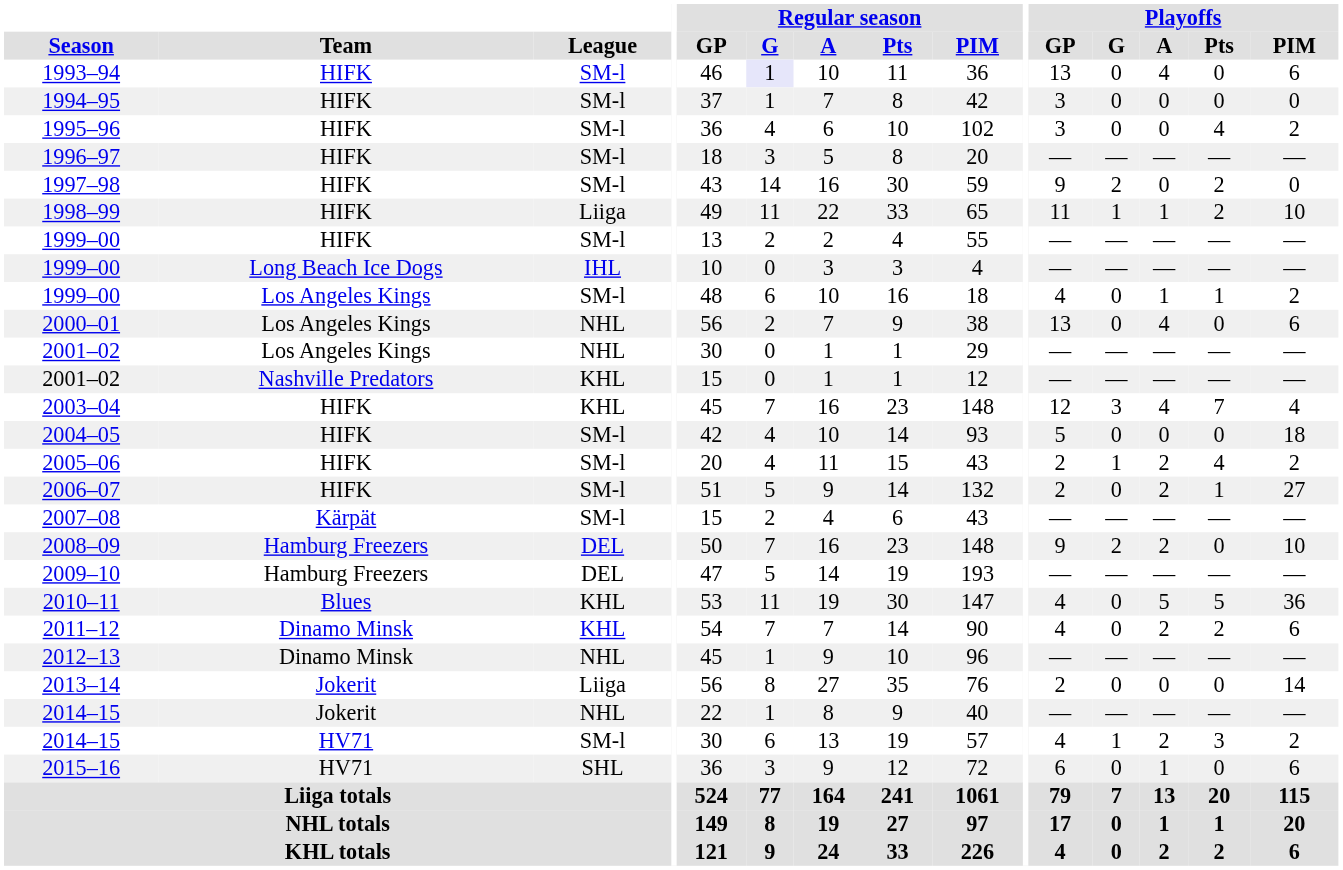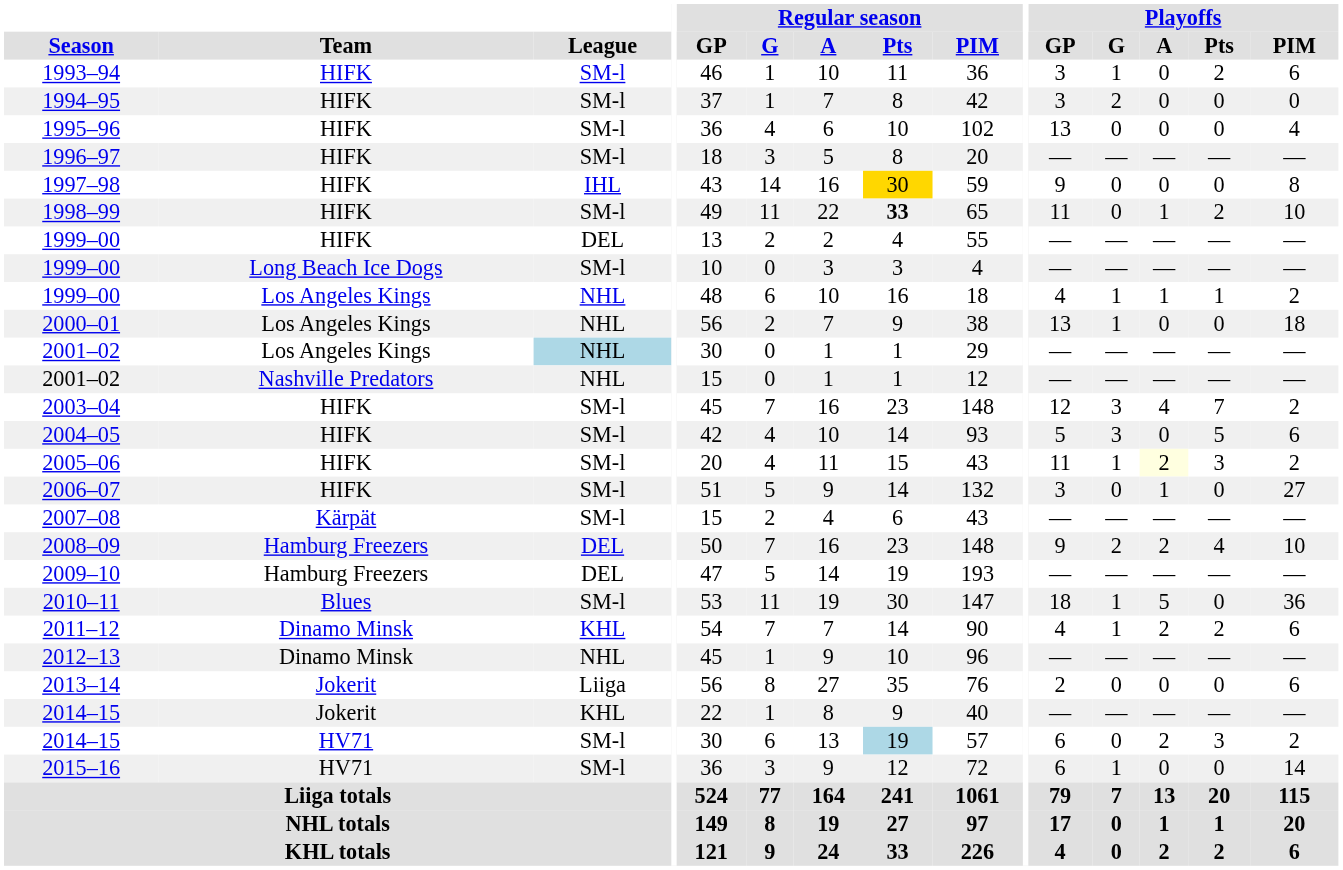(770, 73) lavender background -> (770, 73) no background
(1060, 73) 13 -> (1060, 73) 3
(1116, 73) 0 -> (1116, 73) 1
(1164, 73) 4 -> (1164, 73) 0
(1219, 73) 0 -> (1219, 73) 2
(1116, 101) 0 -> (1116, 101) 2
(1060, 128) 3 -> (1060, 128) 13
(1219, 128) 4 -> (1219, 128) 0
(1294, 128) 2 -> (1294, 128) 4
(603, 184) SM-l -> (603, 184) IHL
(898, 184) no background -> (898, 184) gold background
(1116, 184) 2 -> (1116, 184) 0
(1219, 184) 2 -> (1219, 184) 0
(1294, 184) 0 -> (1294, 184) 8
(603, 212) Liiga -> (603, 212) SM-l
(898, 212) normal -> (898, 212) bold
(1116, 212) 1 -> (1116, 212) 0
(603, 240) SM-l -> (603, 240) DEL
(603, 267) IHL -> (603, 267) SM-l
(603, 295) SM-l -> (603, 295) NHL
(1116, 295) 0 -> (1116, 295) 1
(1116, 323) 0 -> (1116, 323) 1
(1164, 323) 4 -> (1164, 323) 0
(1294, 323) 6 -> (1294, 323) 18
(603, 351) no background -> (603, 351) lightblue background
(603, 379) KHL -> (603, 379) NHL
(603, 406) KHL -> (603, 406) SM-l
(1294, 406) 4 -> (1294, 406) 2
(1116, 434) 0 -> (1116, 434) 3
(1219, 434) 0 -> (1219, 434) 5
(1294, 434) 18 -> (1294, 434) 6
(1060, 462) 2 -> (1060, 462) 11
(1164, 462) no background -> (1164, 462) lightyellow background
(1219, 462) 4 -> (1219, 462) 3
(1060, 490) 2 -> (1060, 490) 3
(1164, 490) 2 -> (1164, 490) 1
(1219, 490) 1 -> (1219, 490) 0
(1219, 545) 0 -> (1219, 545) 4
(603, 601) KHL -> (603, 601) SM-l
(1060, 601) 4 -> (1060, 601) 18
(1116, 601) 0 -> (1116, 601) 1
(1219, 601) 5 -> (1219, 601) 0
(1116, 629) 0 -> (1116, 629) 1
(1294, 684) 14 -> (1294, 684) 6
(603, 712) NHL -> (603, 712) KHL
(898, 740) no background -> (898, 740) lightblue background
(1060, 740) 4 -> (1060, 740) 6
(1116, 740) 1 -> (1116, 740) 0
(603, 768) SHL -> (603, 768) SM-l
(1116, 768) 0 -> (1116, 768) 1
(1164, 768) 1 -> (1164, 768) 0
(1294, 768) 6 -> (1294, 768) 14
